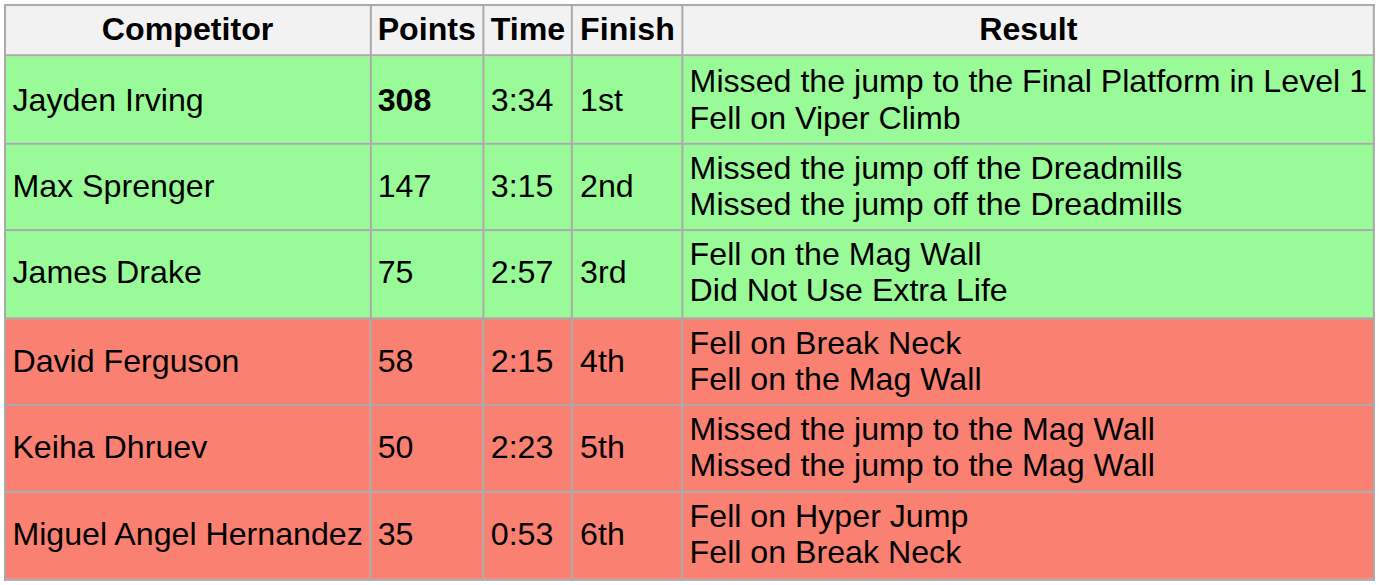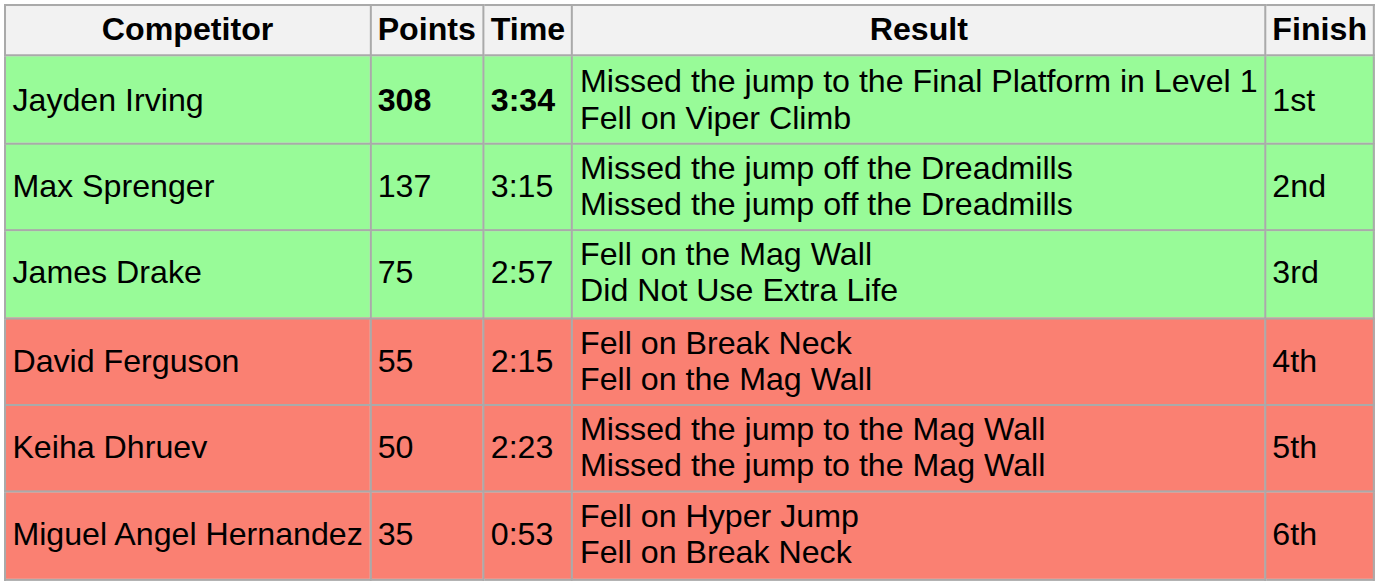columns swapped: (627, 30) <-> (1028, 30)
(522, 99) normal -> (523, 99) bold
(405, 186) 147 -> (405, 186) 137
(396, 360) 58 -> (396, 360) 55
